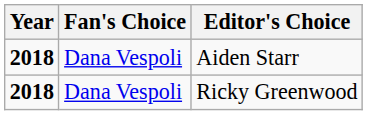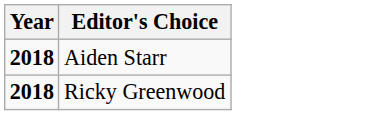- column: (125, 22)
